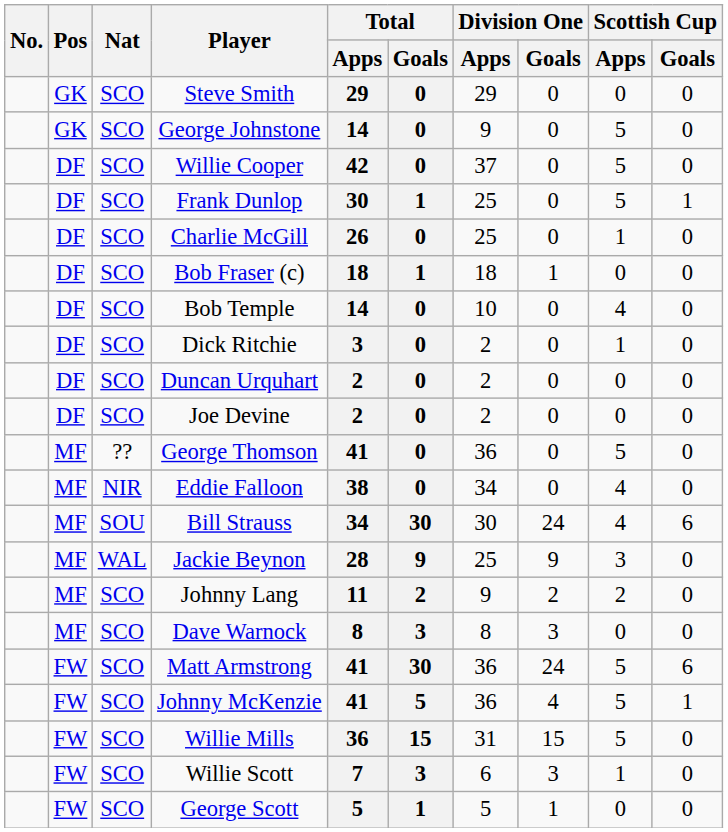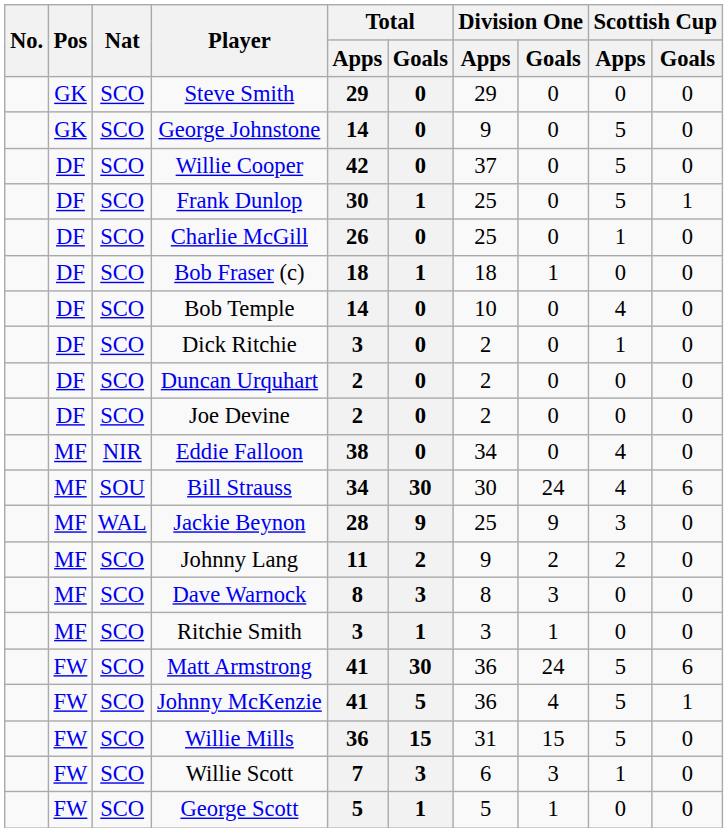- row: (239, 451)
+ row: (239, 630)
